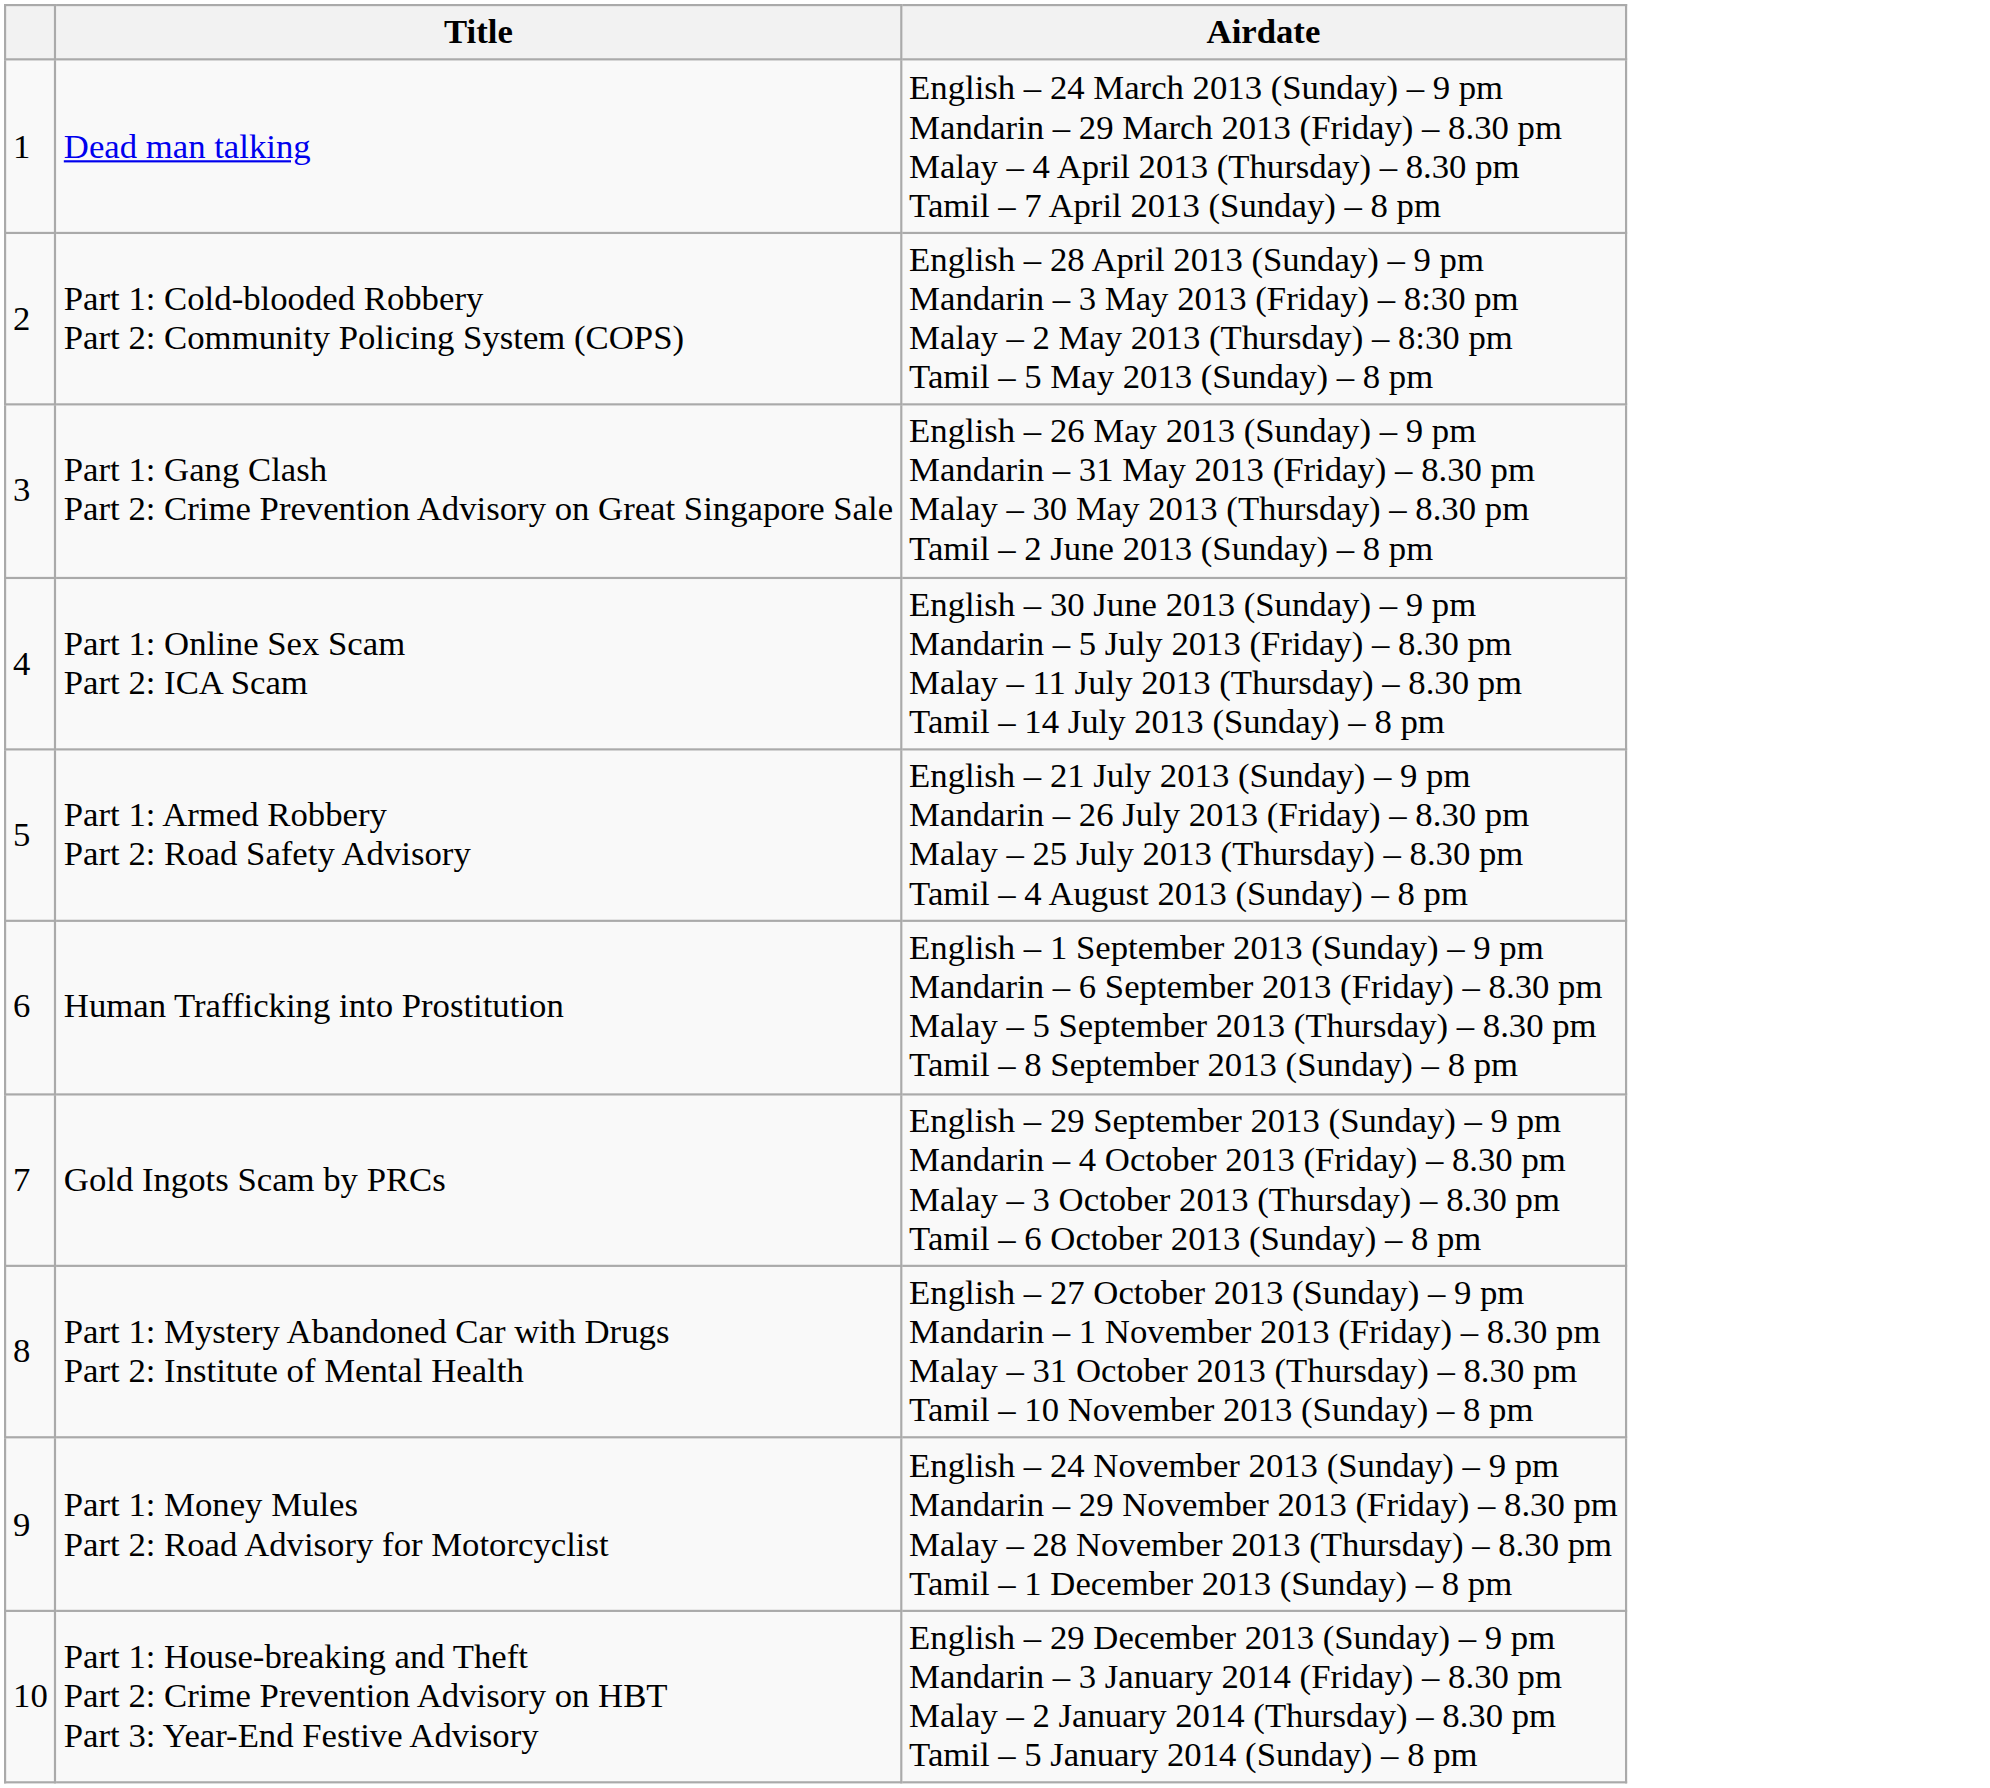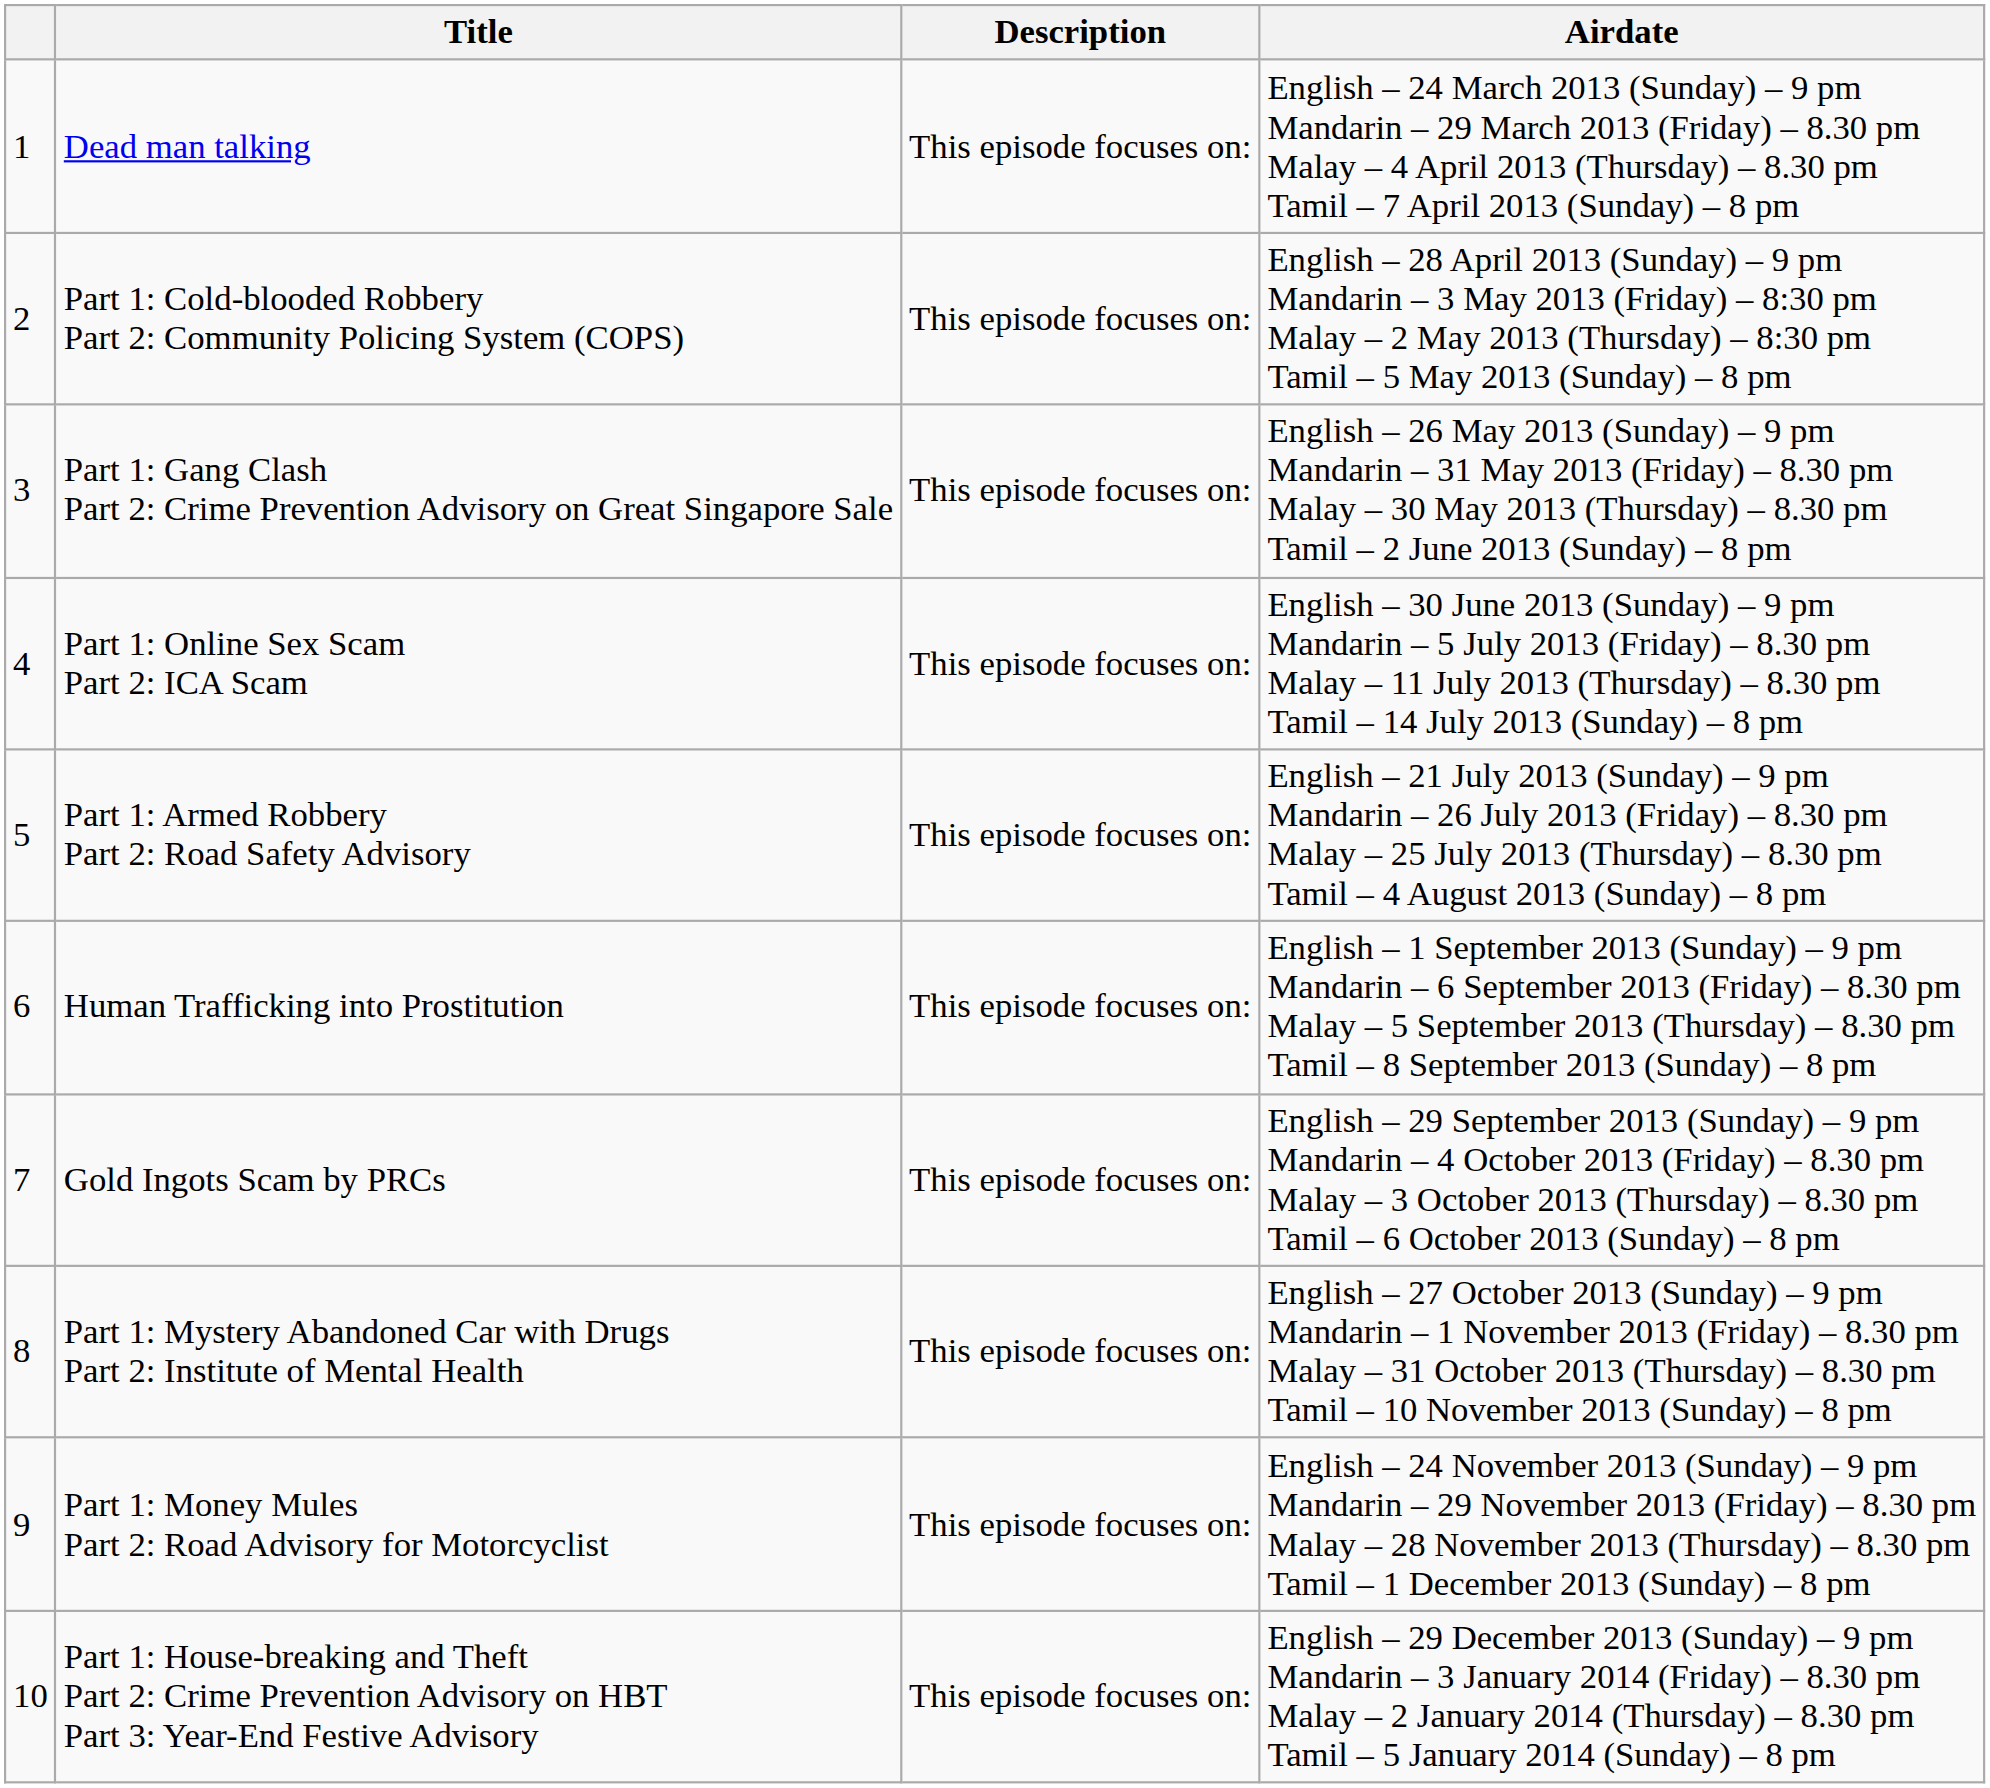+ column: (1080, 32)
